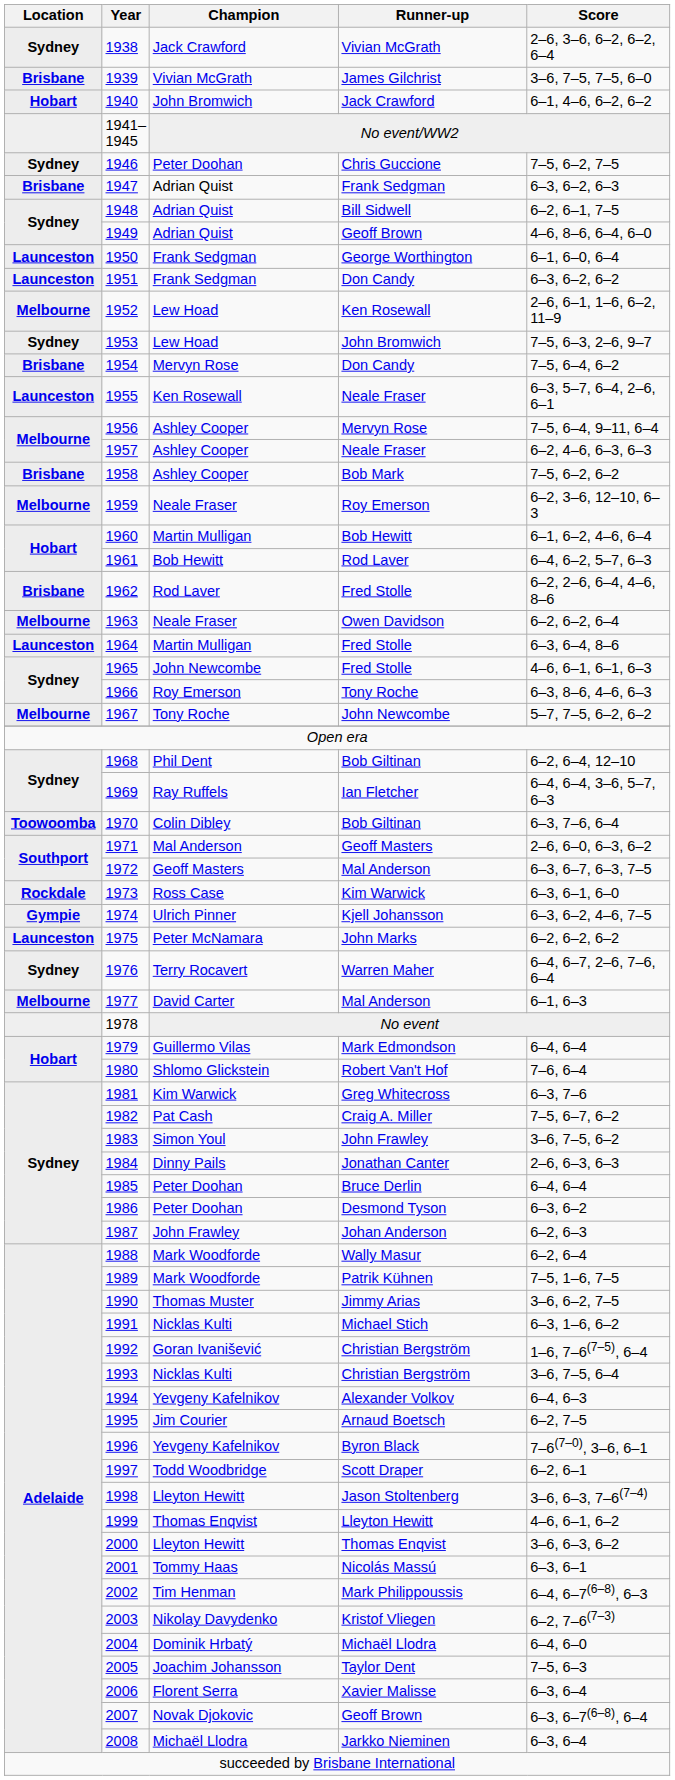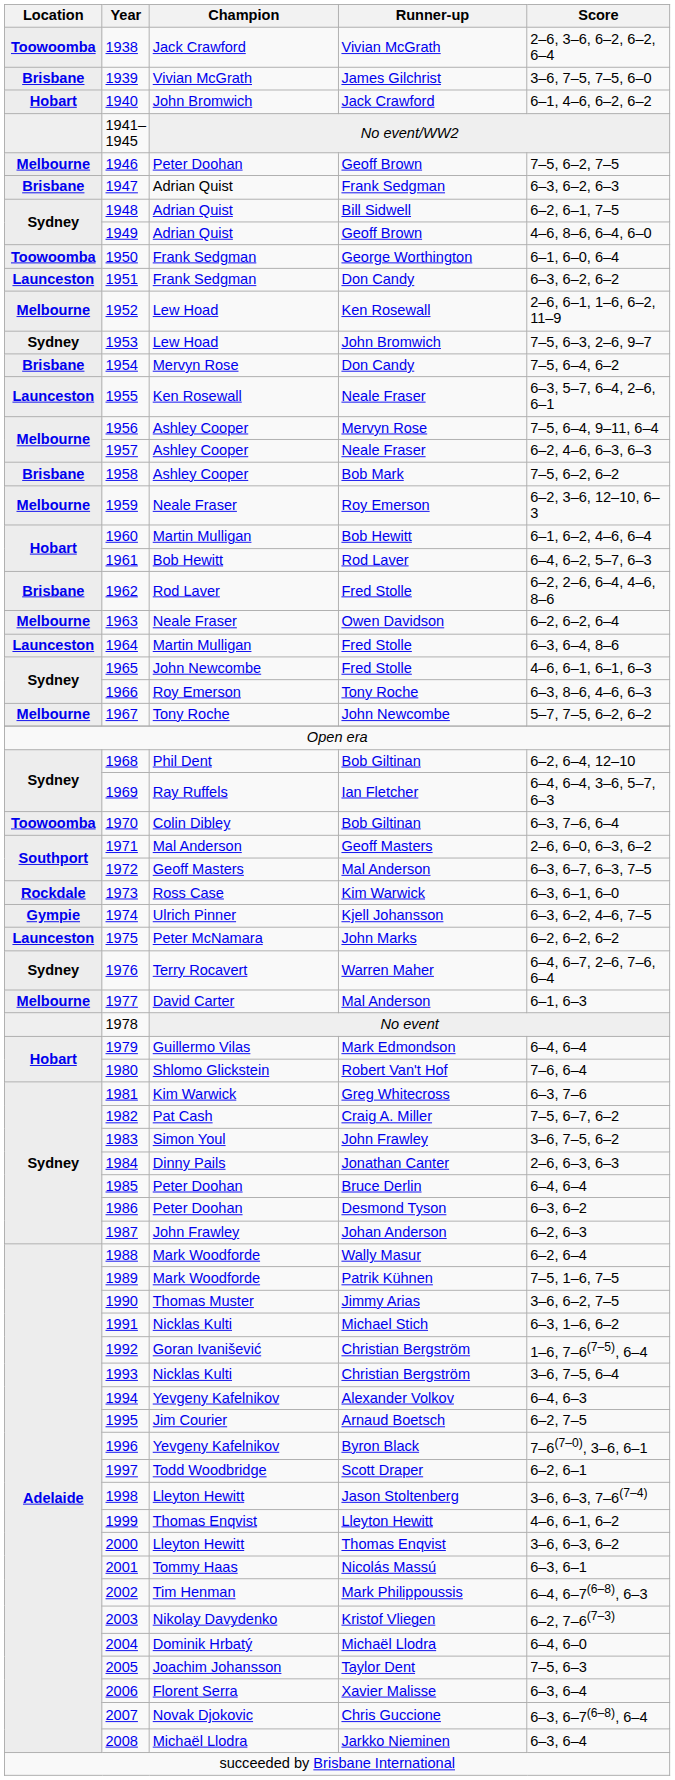(53, 47) Sydney -> (53, 47) Toowoomba
(53, 164) Sydney -> (53, 164) Melbourne
(391, 164) Chris Guccione -> (382, 164) Geoff Brown
(53, 256) Launceston -> (53, 256) Toowoomba
(382, 1715) Geoff Brown -> (391, 1715) Chris Guccione
